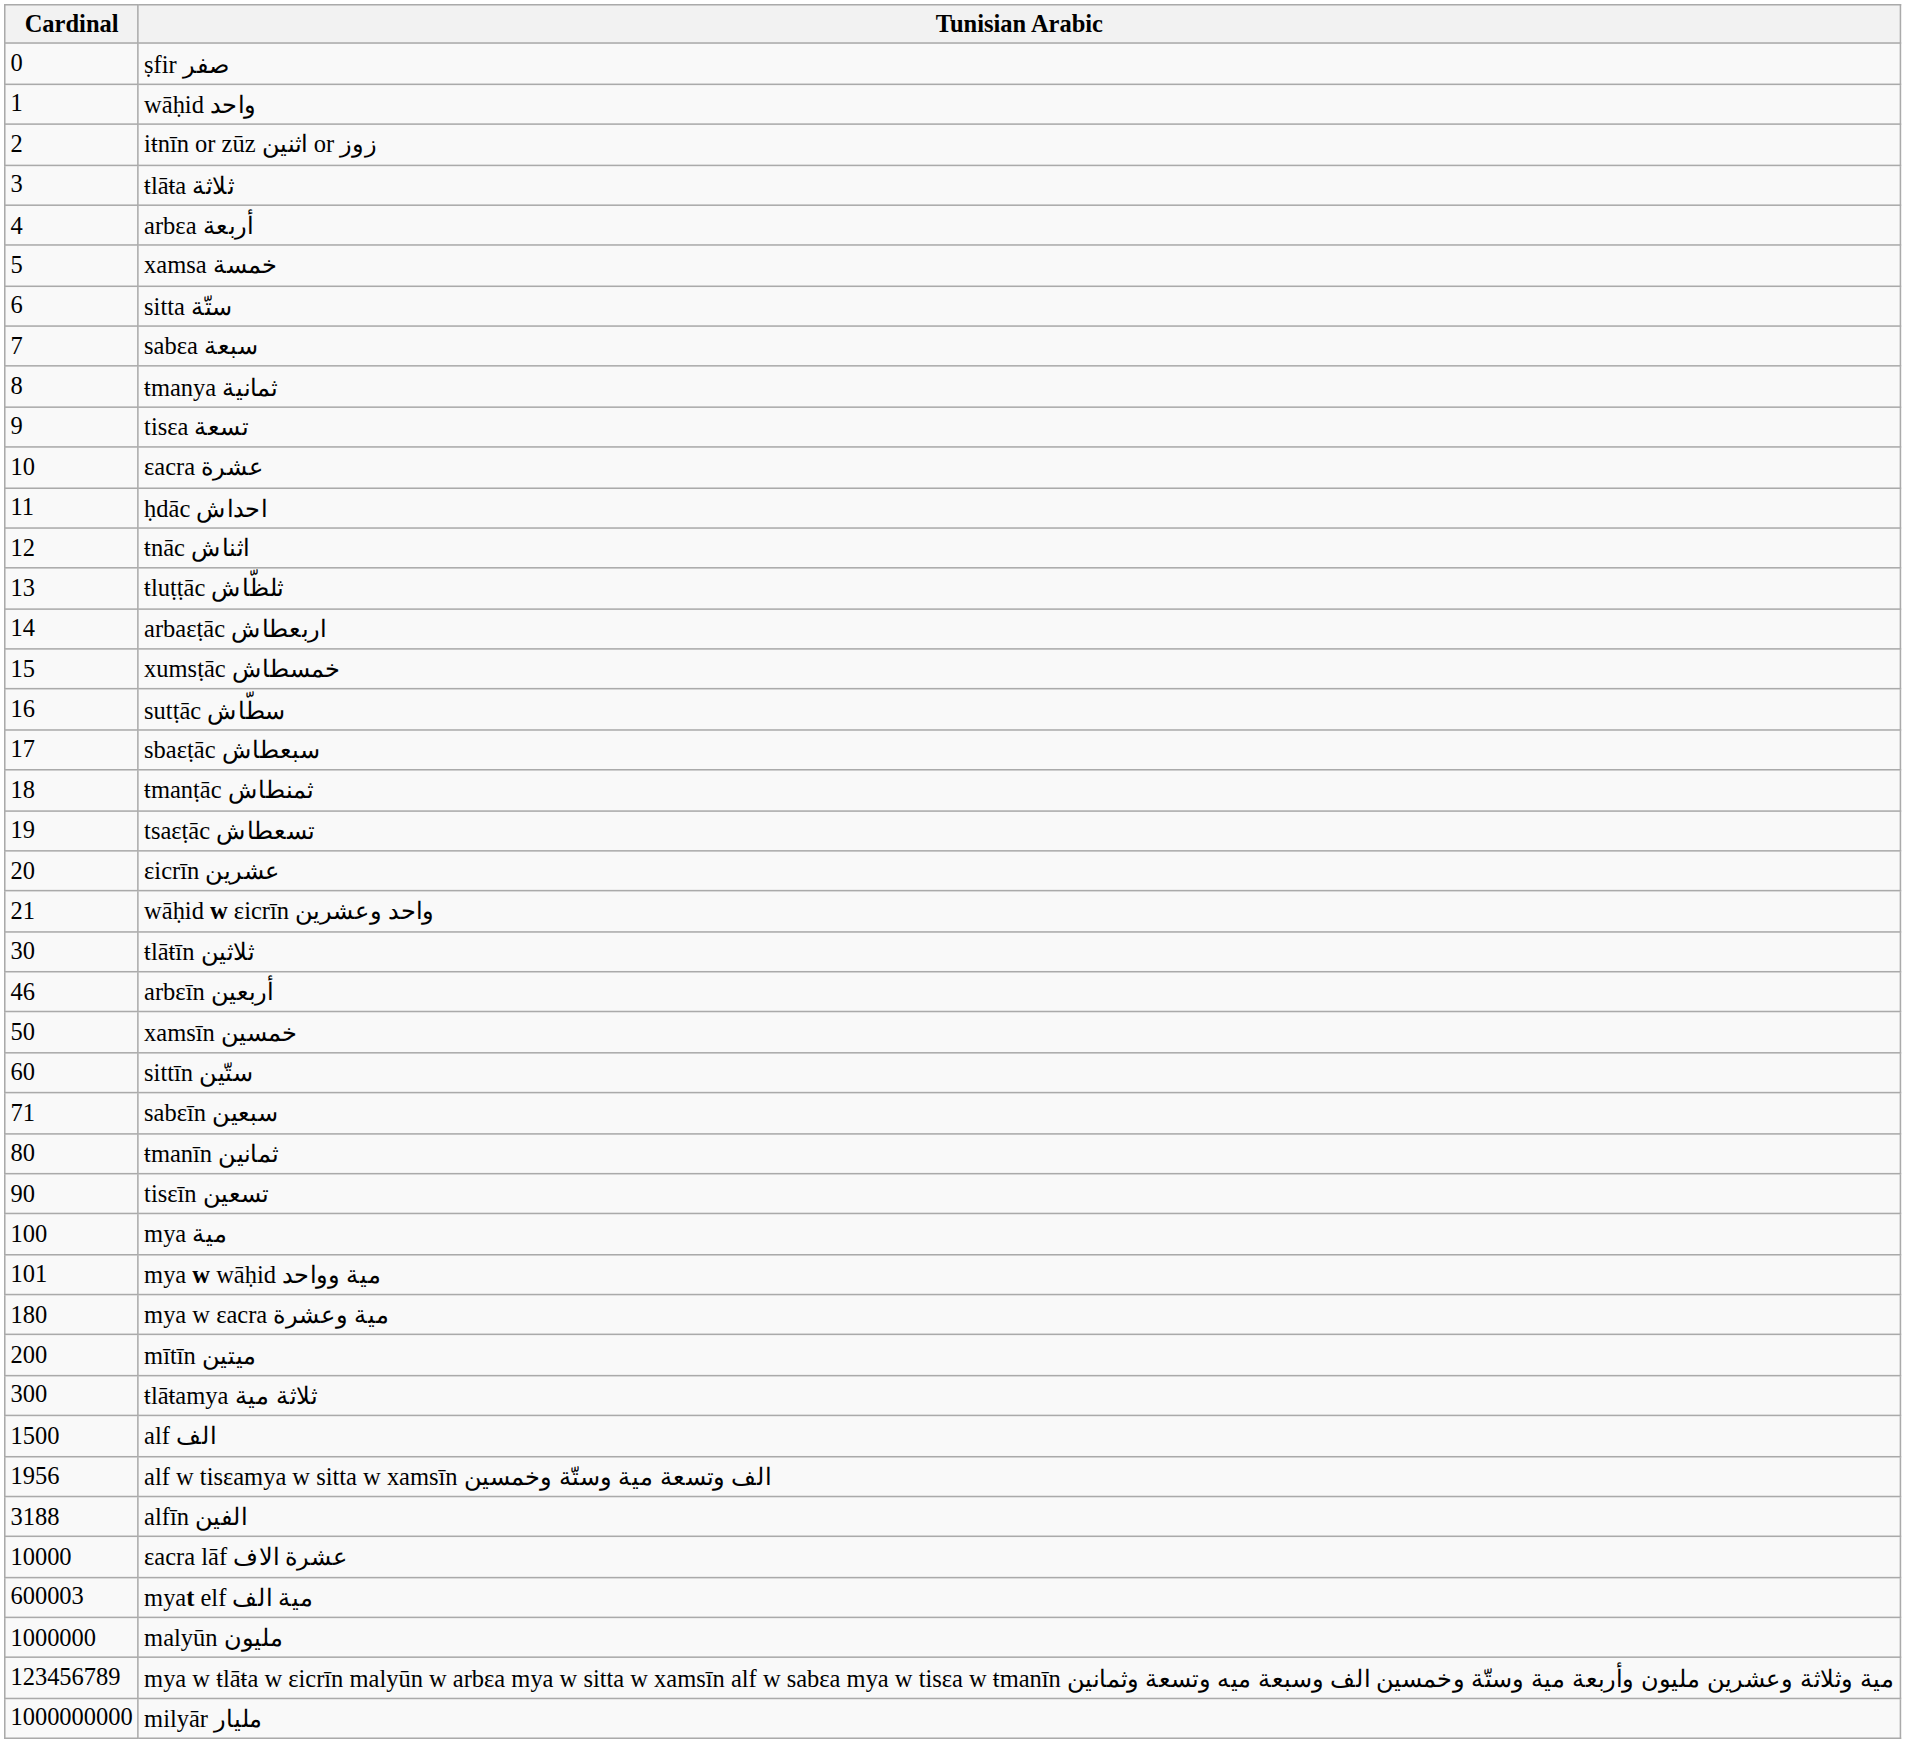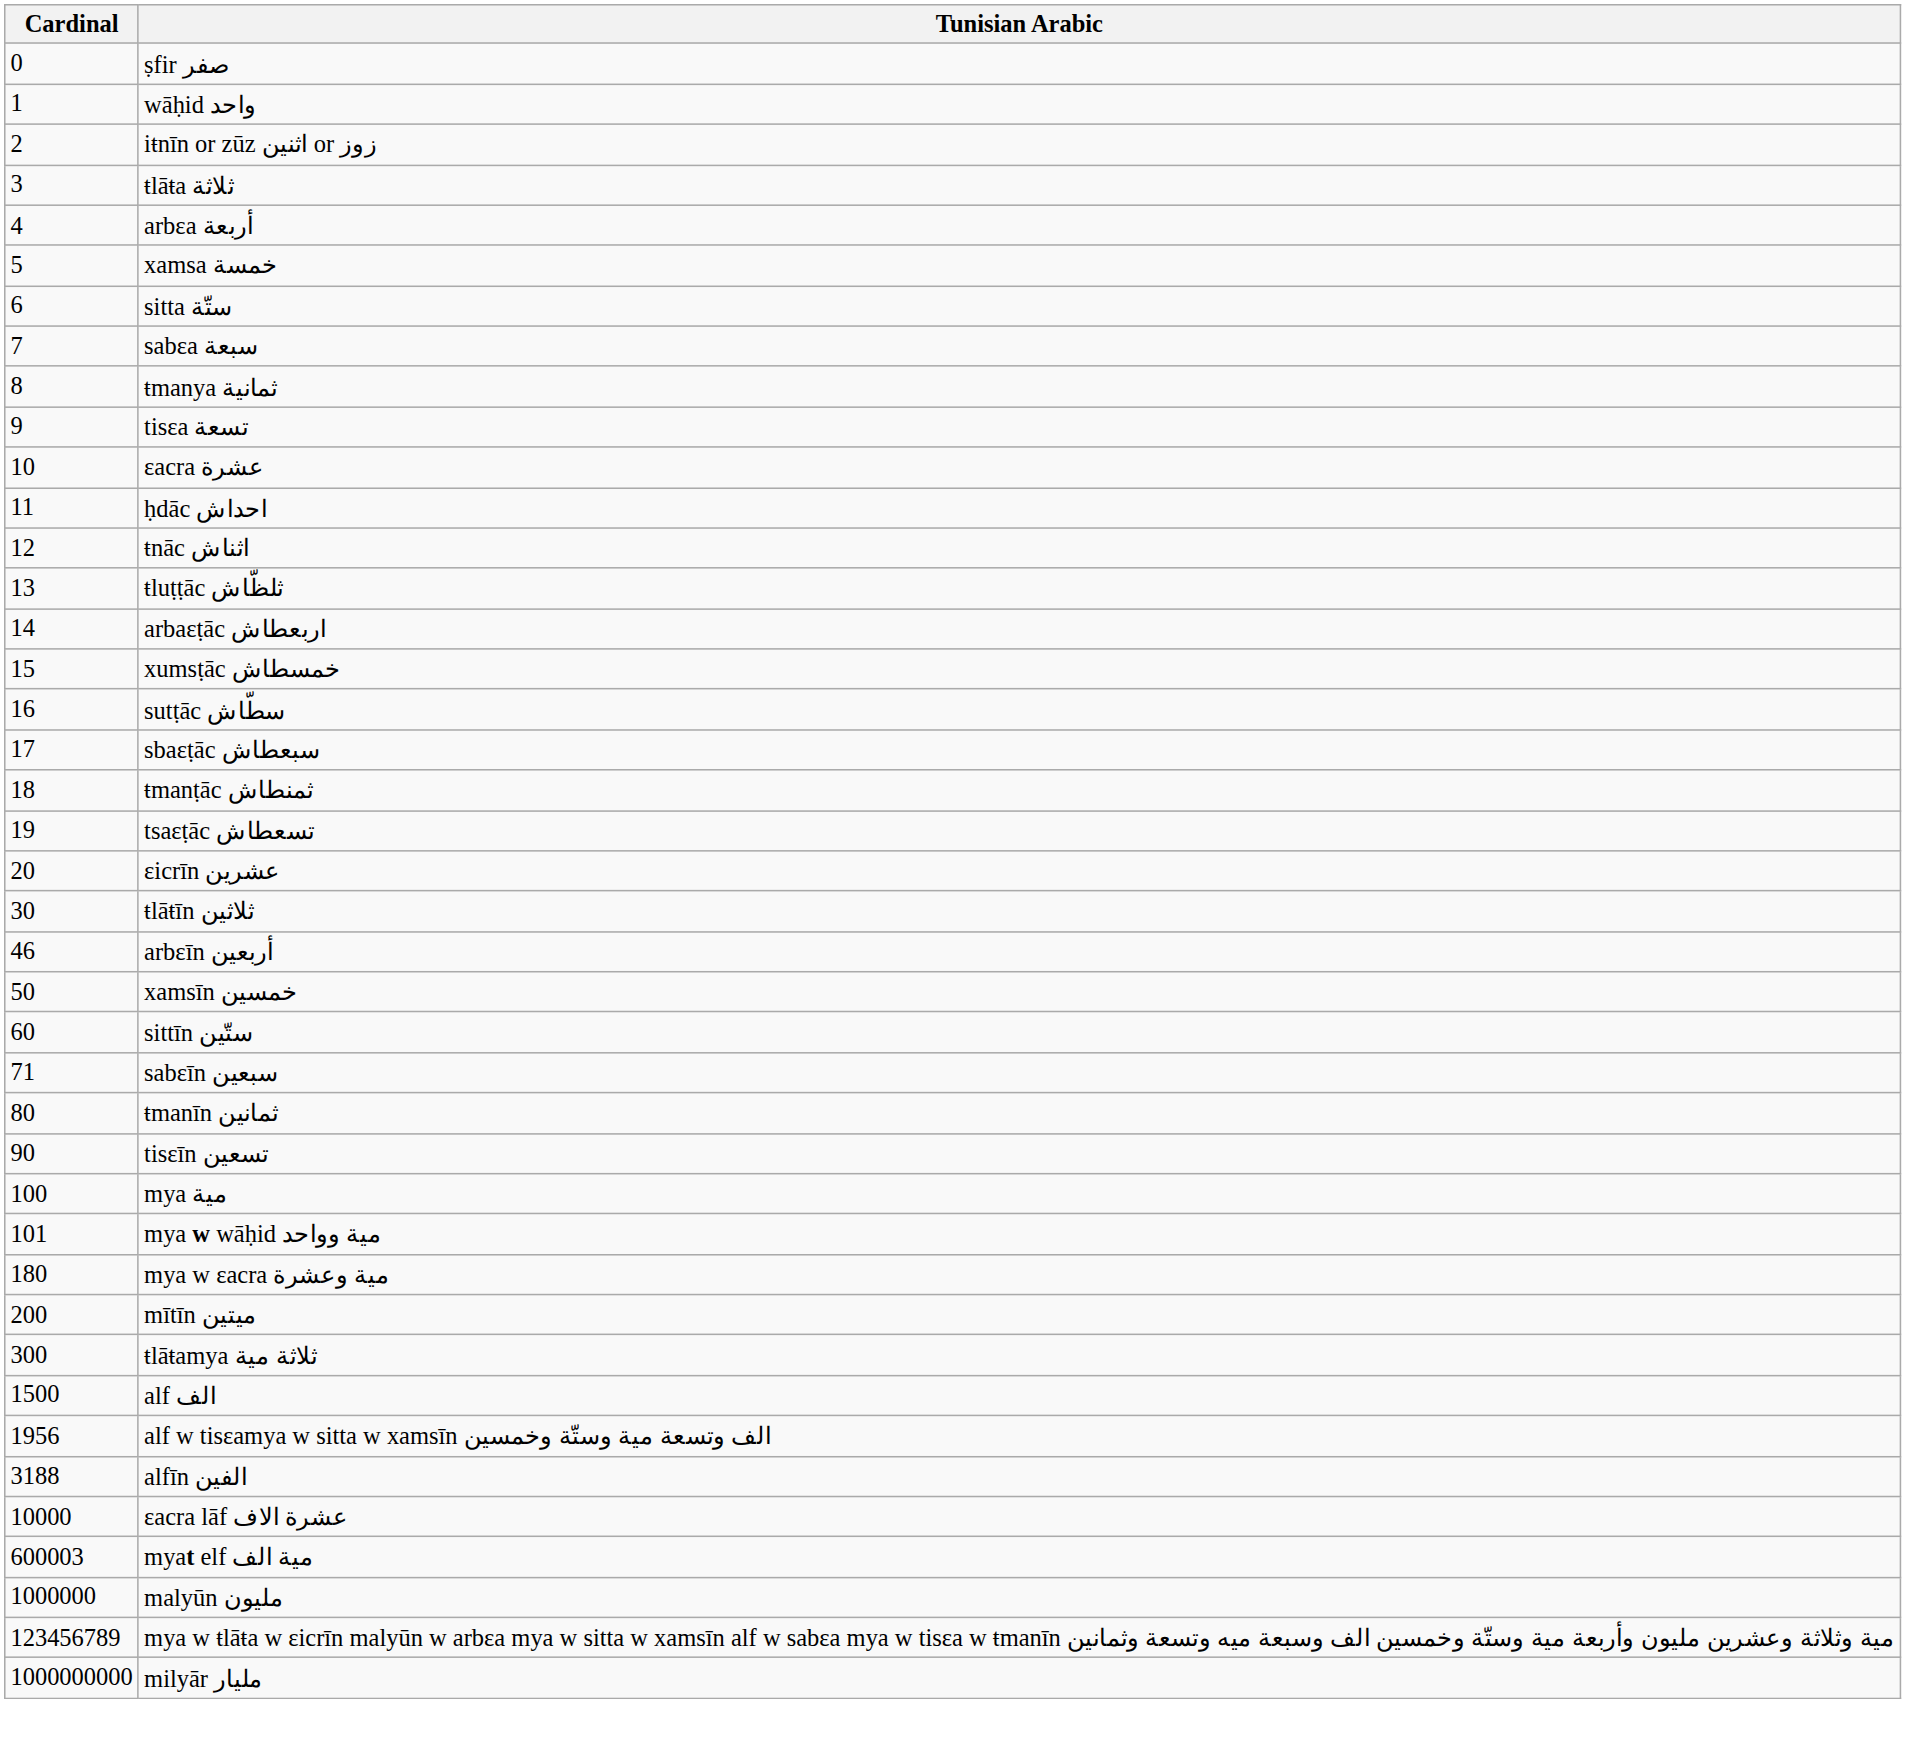- row: (289, 911)
